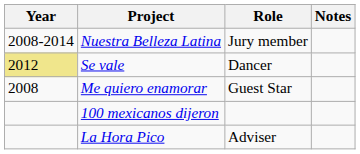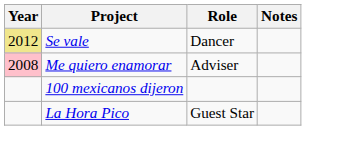- row: (151, 40)
(23, 88) no background -> (23, 64) pink background
(260, 88) Guest Star -> (214, 64) Adviser
(252, 137) Adviser -> (222, 112) Guest Star
